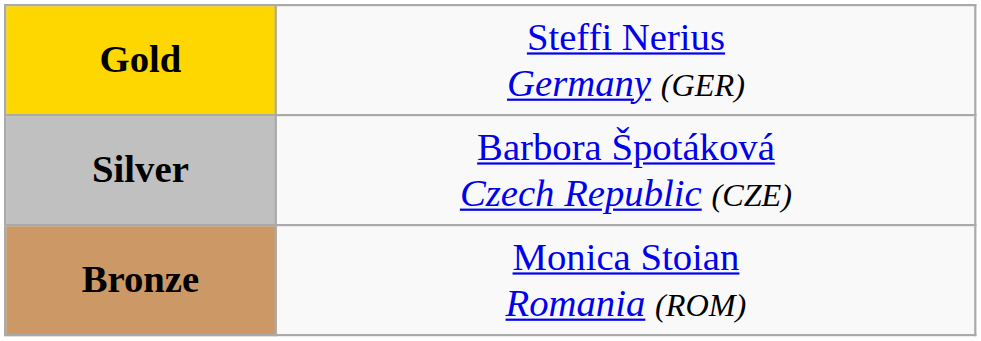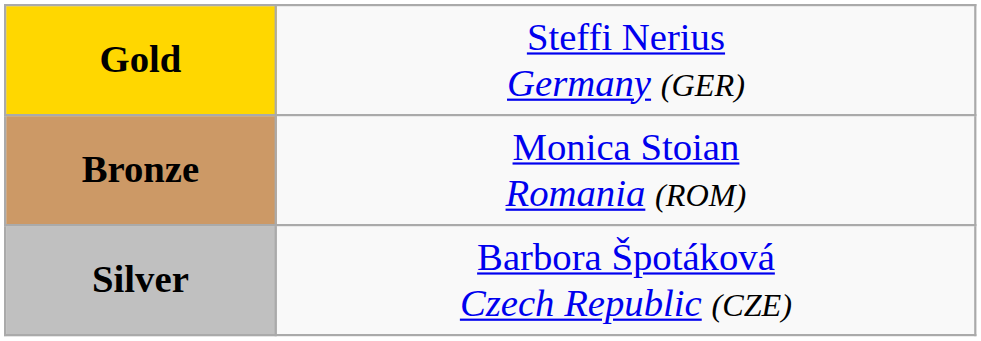rows swapped: (140, 169) <-> (140, 279)
